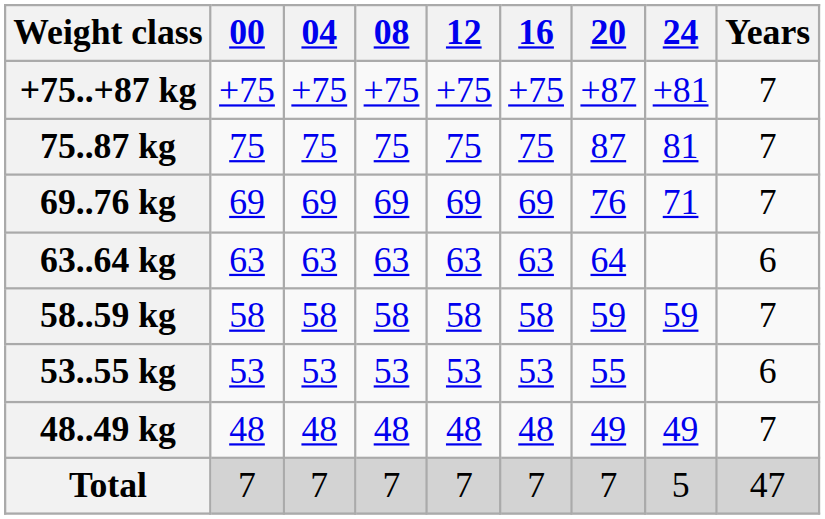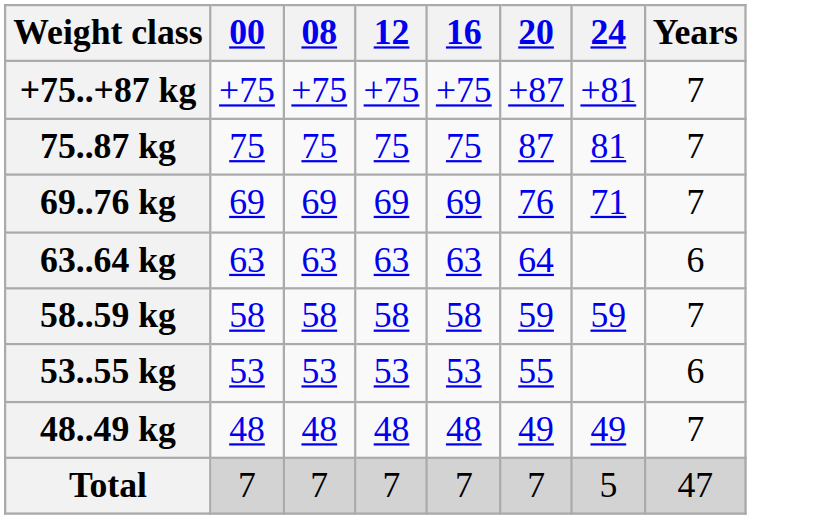- column: (319, 32)
